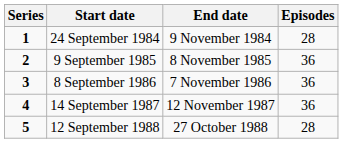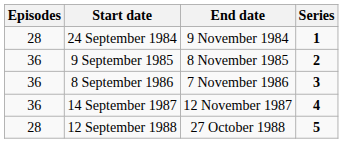columns swapped: (26, 15) <-> (308, 15)
